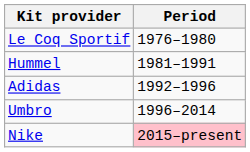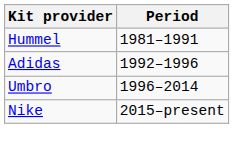- row: (69, 40)
(190, 135) pink background -> (172, 111) no background
